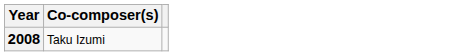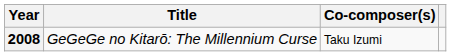+ column: (182, 16)
